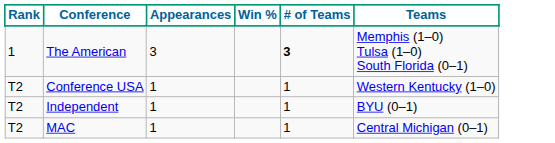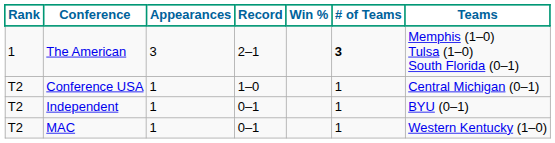+ column: (260, 15)
(426, 86) Western Kentucky (1–0) -> (474, 86) Central Michigan (0–1)
(422, 127) Central Michigan (0–1) -> (478, 127) Western Kentucky (1–0)
